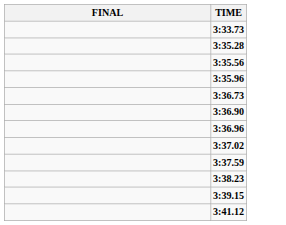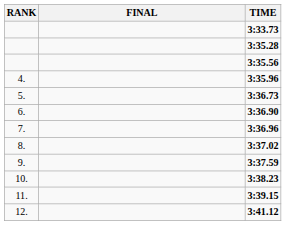+ column: (22, 13)
